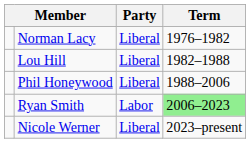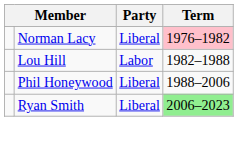(198, 37) no background -> (198, 37) pink background
(140, 60) Liberal -> (136, 60) Labor
(136, 104) Labor -> (140, 104) Liberal
- row: (59, 127)
